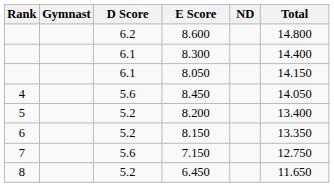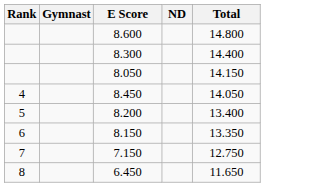- column: (128, 14)
